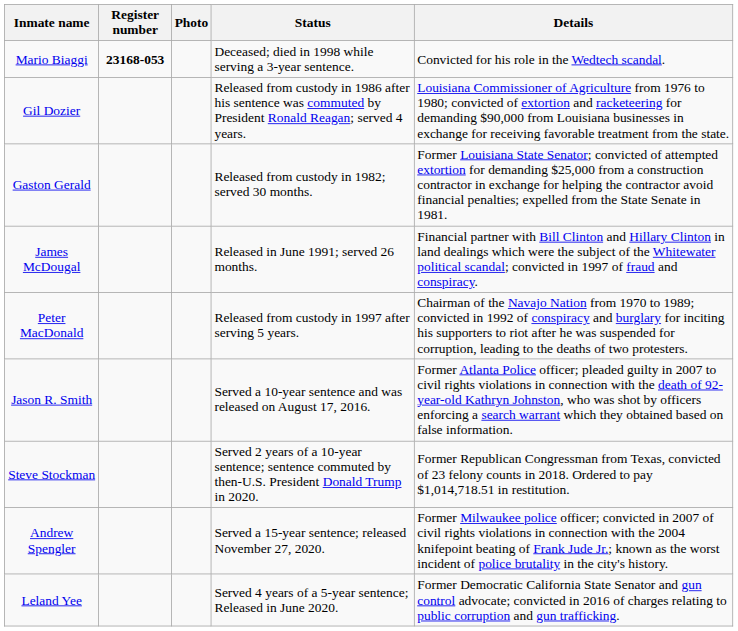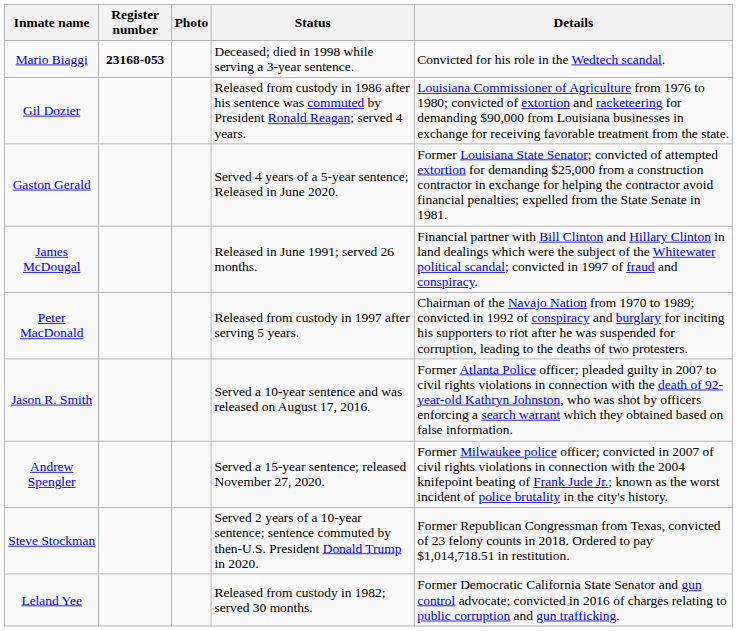(300, 184) Released from custody in 1982; served 30 months. -> (311, 184) Served 4 years of a 5-year sentence; Released in June 2020.
rows swapped: (52, 540) <-> (52, 474)
(311, 600) Served 4 years of a 5-year sentence; Released in June 2020. -> (300, 600) Released from custody in 1982; served 30 months.
